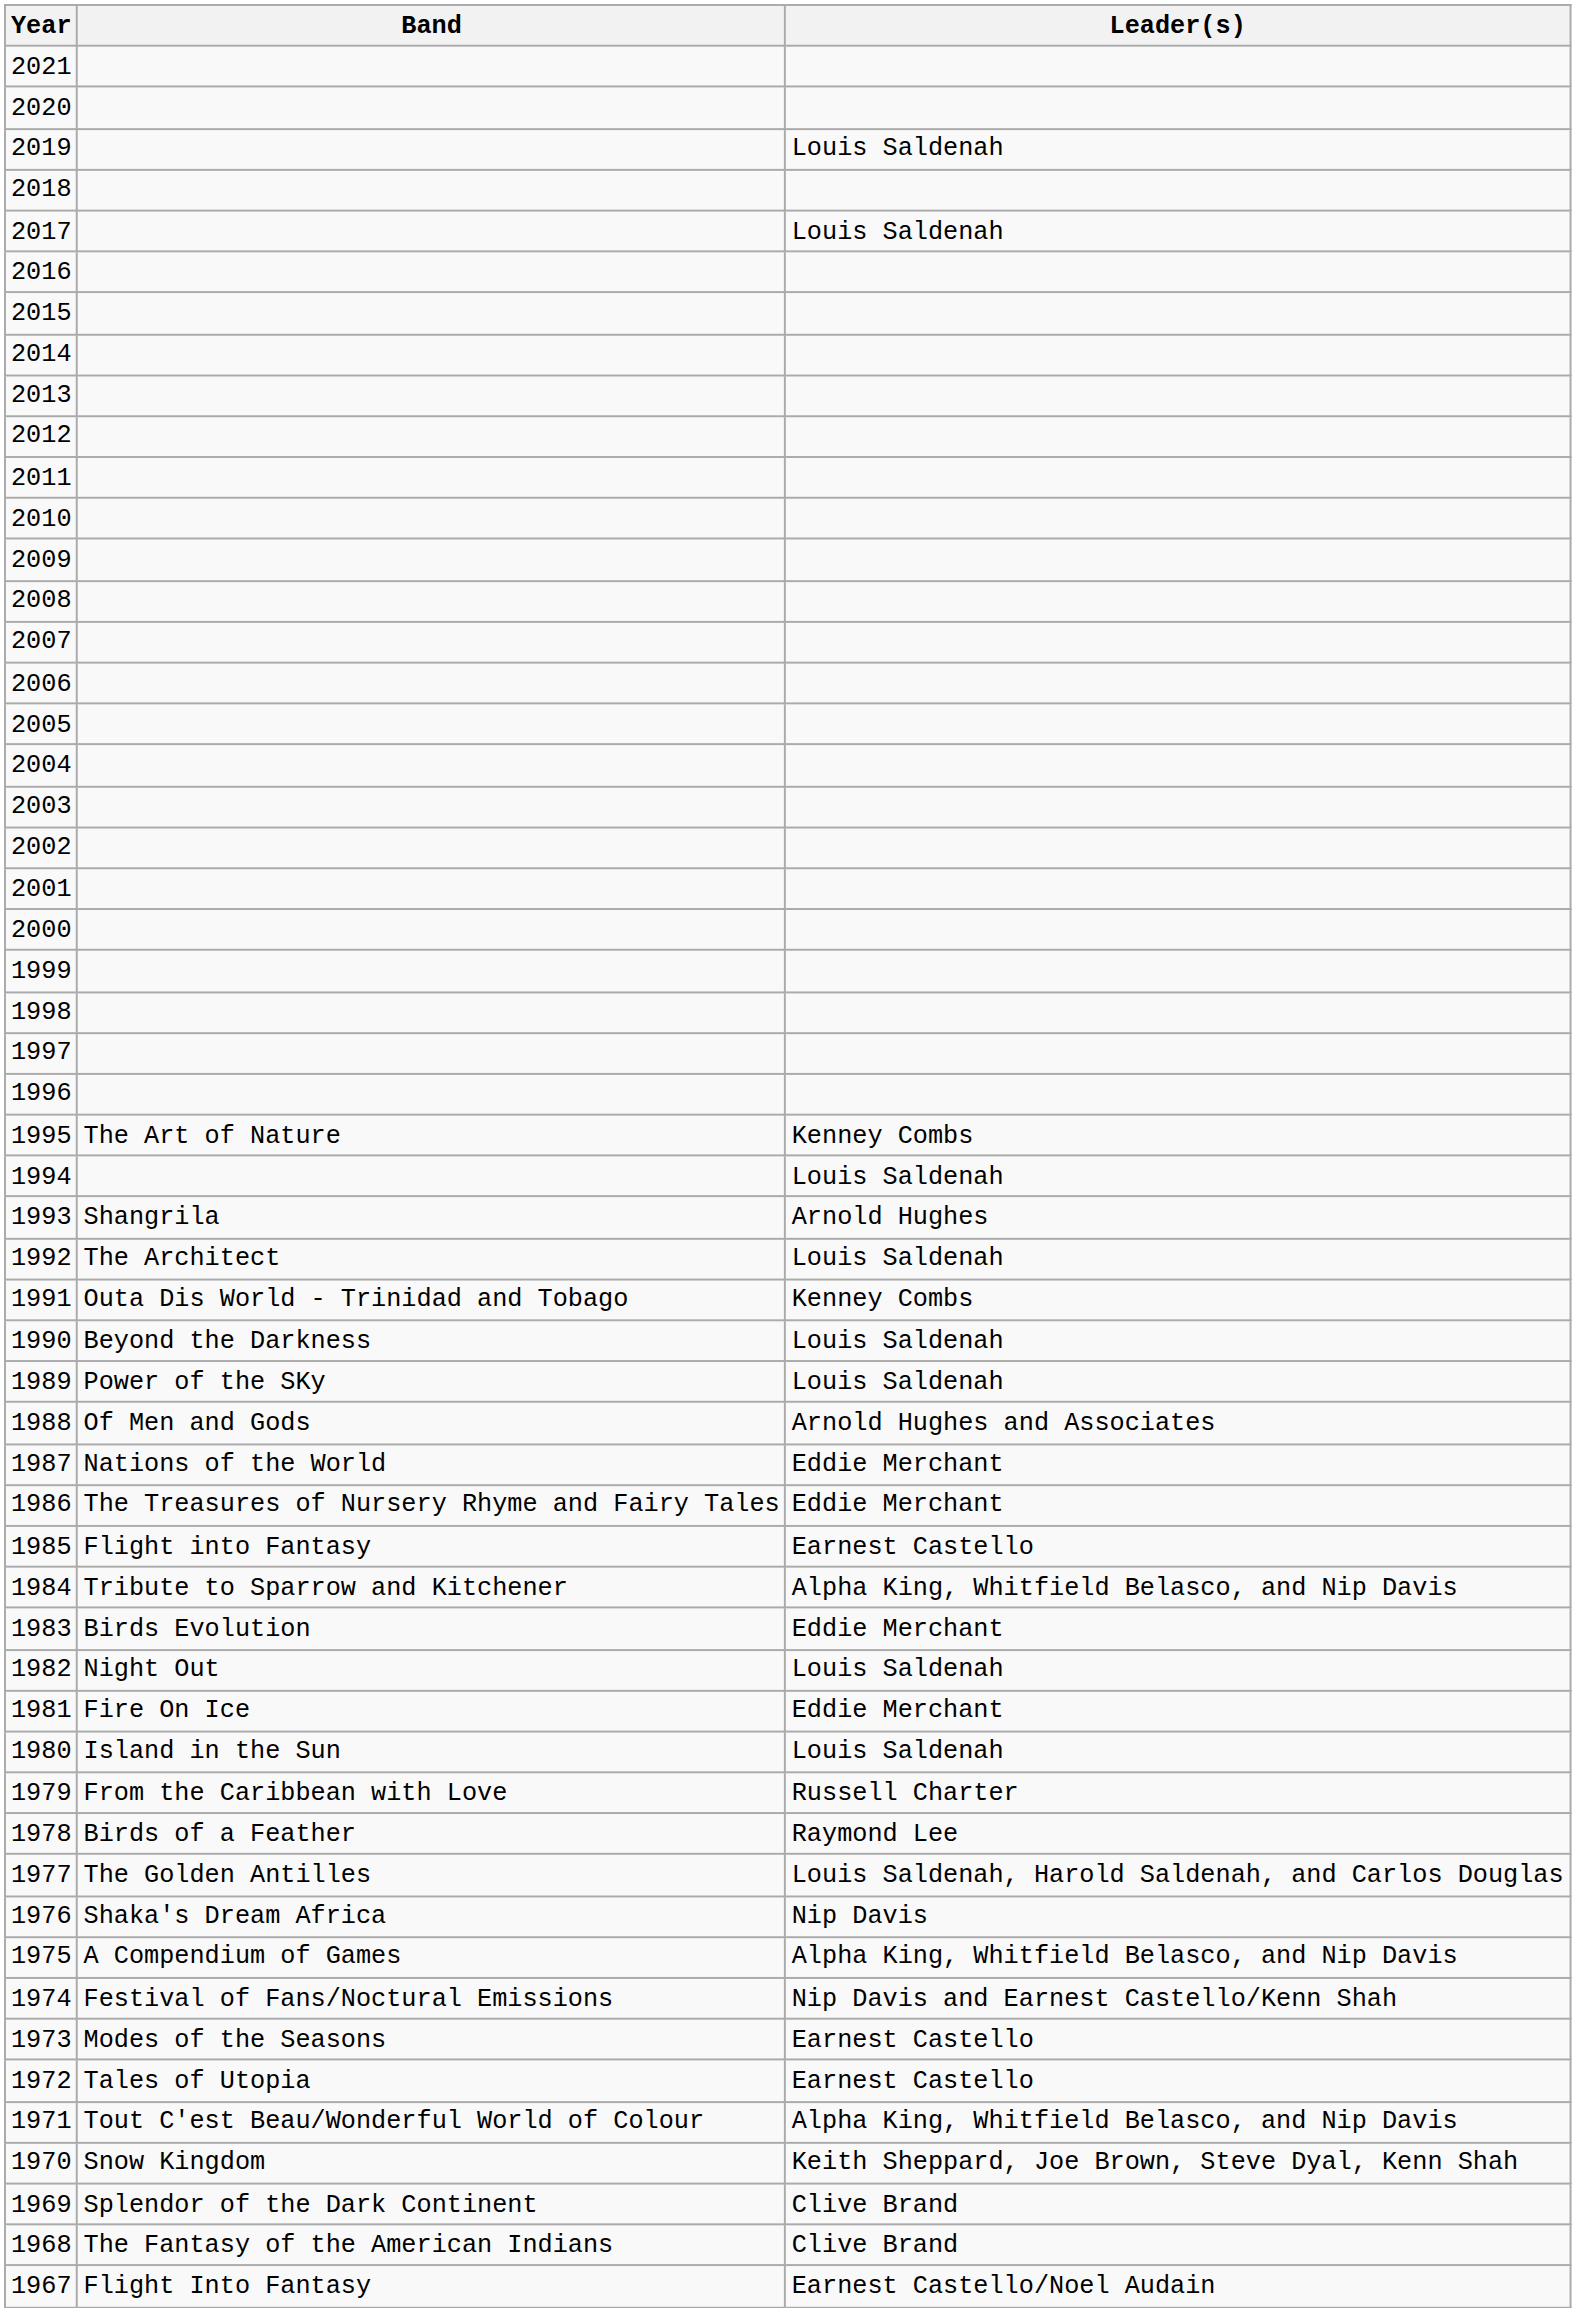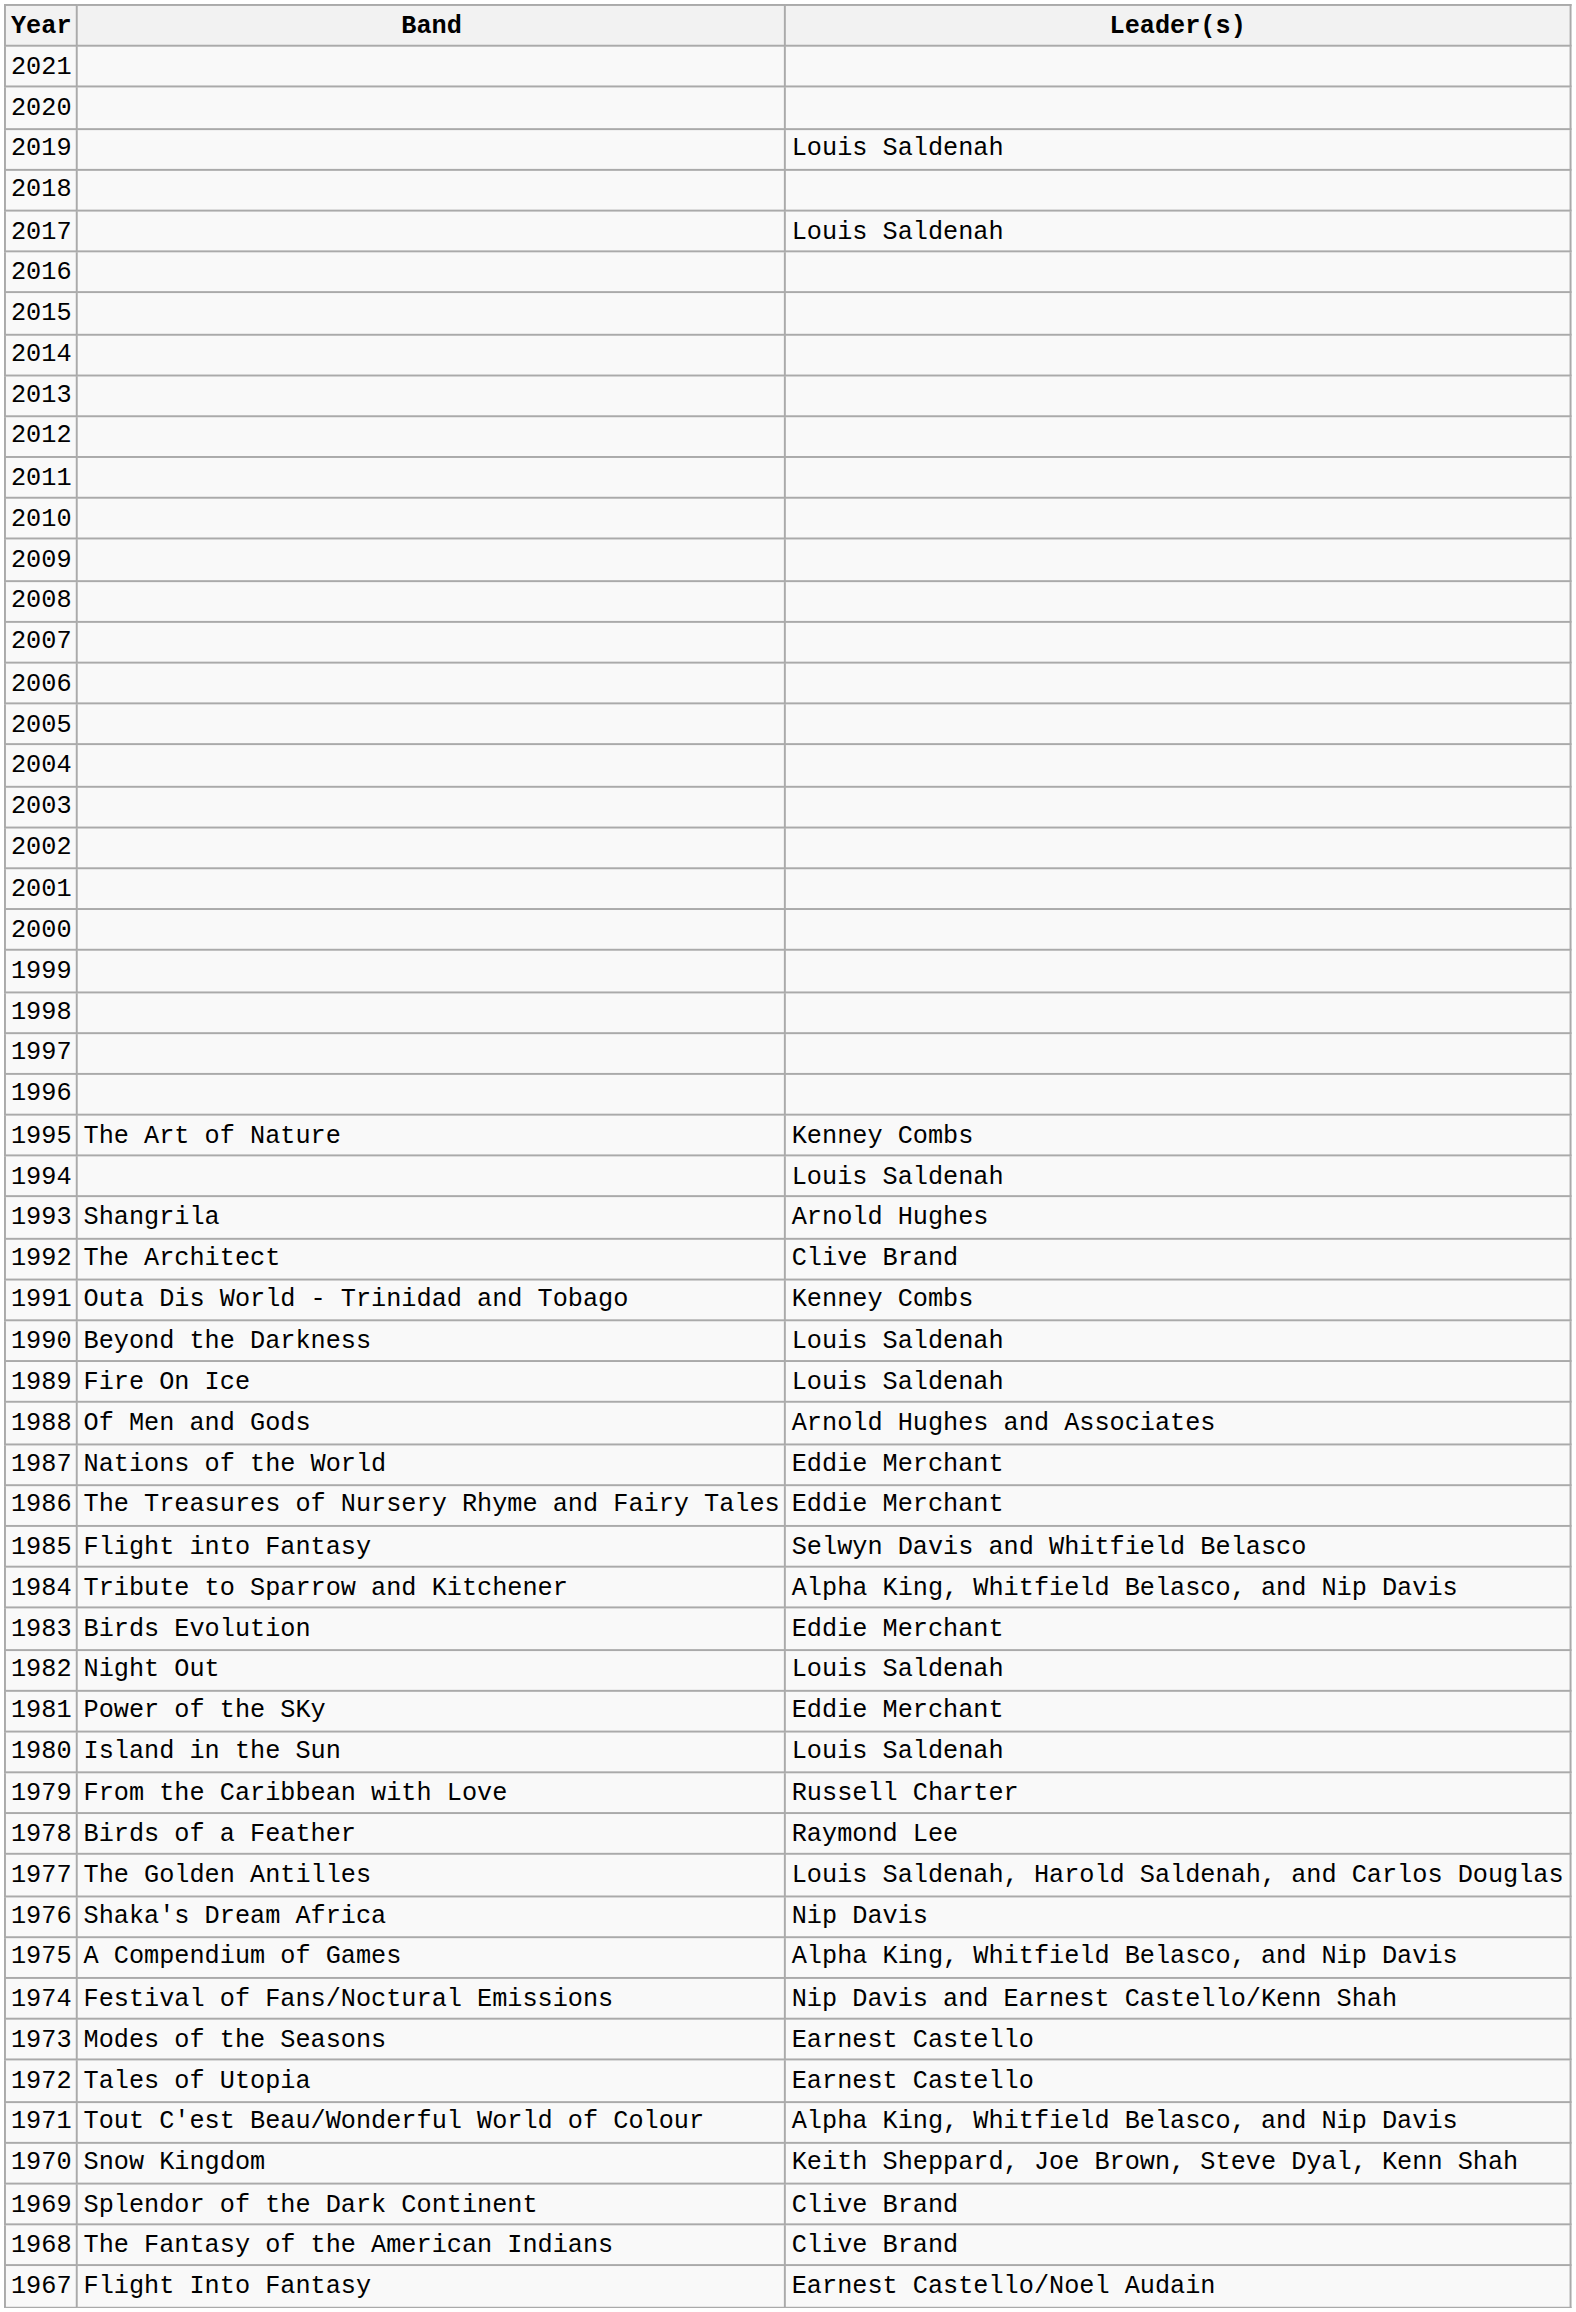(898, 1259) Louis Saldenah -> (875, 1259) Clive Brand
(205, 1382) Power of the SKy -> (167, 1382) Fire On Ice
(913, 1546) Earnest Castello -> (1049, 1546) Selwyn Davis and Whitfield Belasco
(167, 1711) Fire On Ice -> (205, 1711) Power of the SKy
